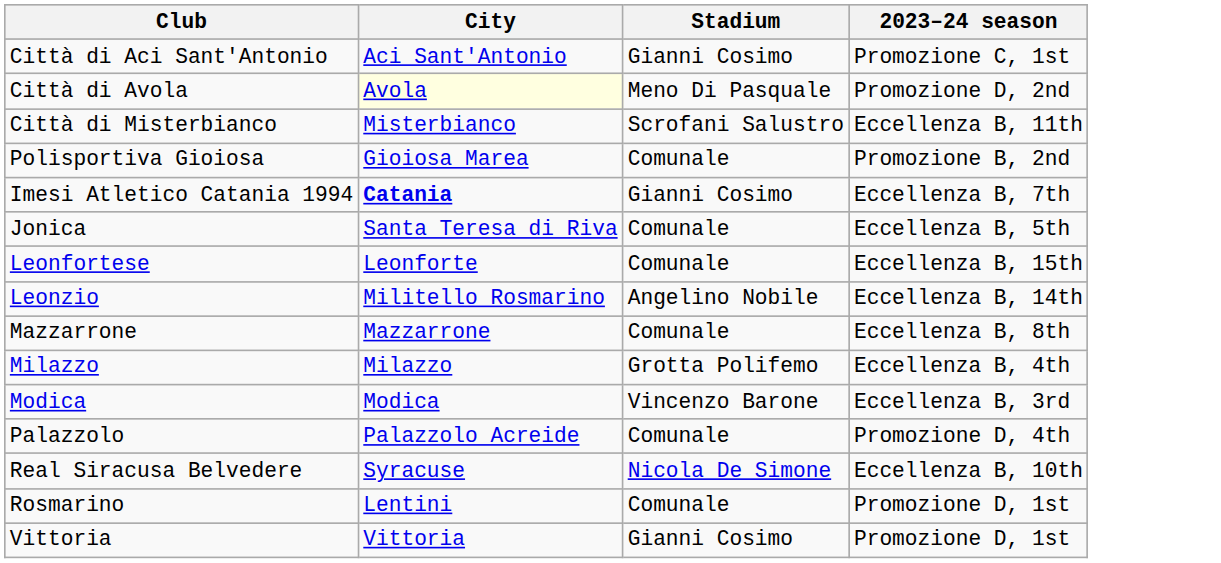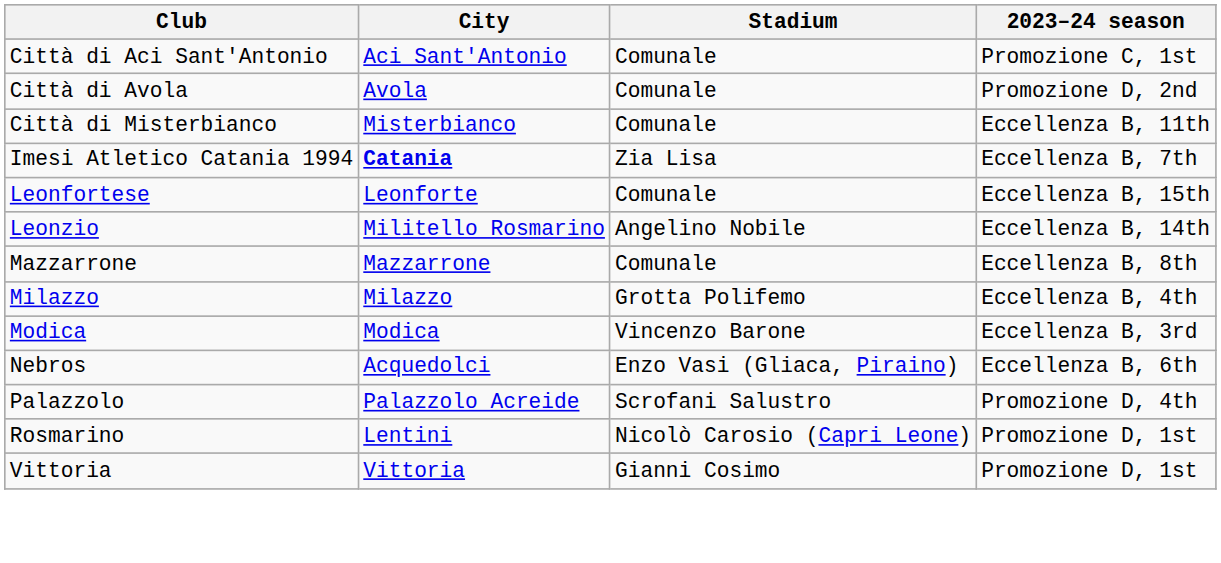(710, 57) Gianni Cosimo -> (666, 57) Comunale
(395, 91) lightyellow background -> (395, 91) no background
(729, 91) Meno Di Pasquale -> (666, 91) Comunale
(736, 126) Scrofani Salustro -> (666, 126) Comunale
- row: (137, 160)
(710, 195) Gianni Cosimo -> (666, 160) Zia Lisa
- row: (48, 229)
+ row: (48, 367)
(679, 437) Comunale -> (723, 402) Scrofani Salustro
- row: (156, 471)
(679, 506) Comunale -> (793, 437) Nicolò Carosio (Capri Leone)
